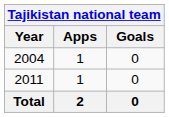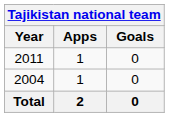rows swapped: (29, 58) <-> (29, 79)
